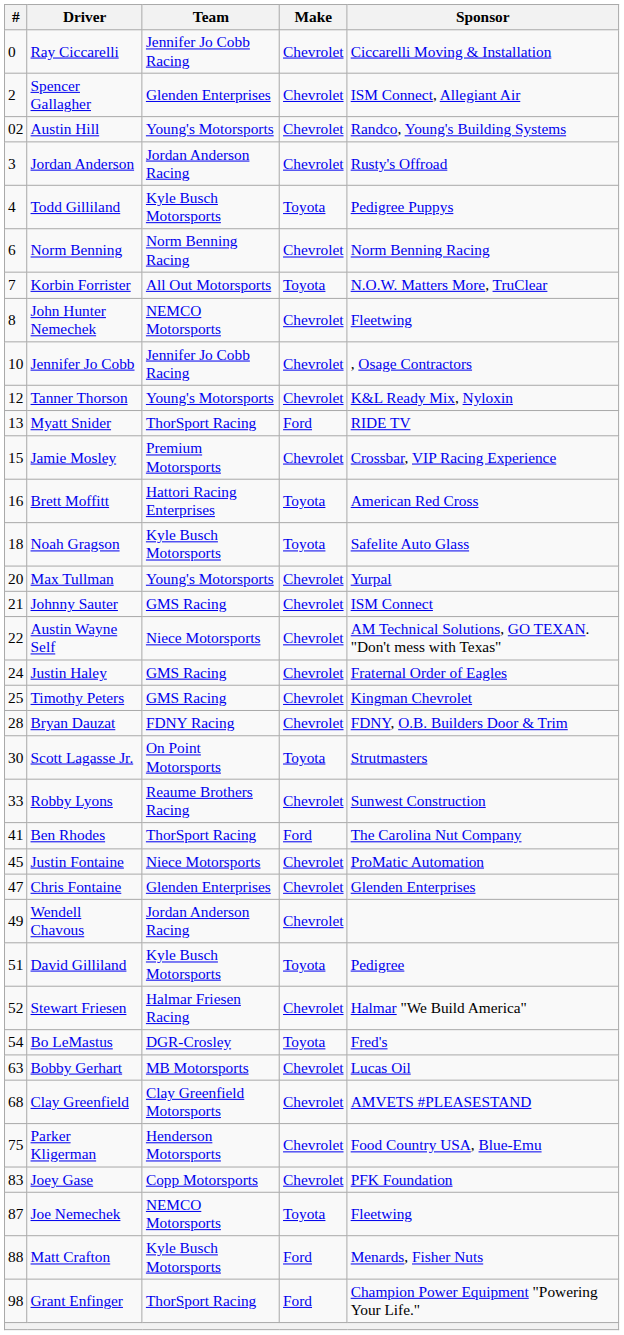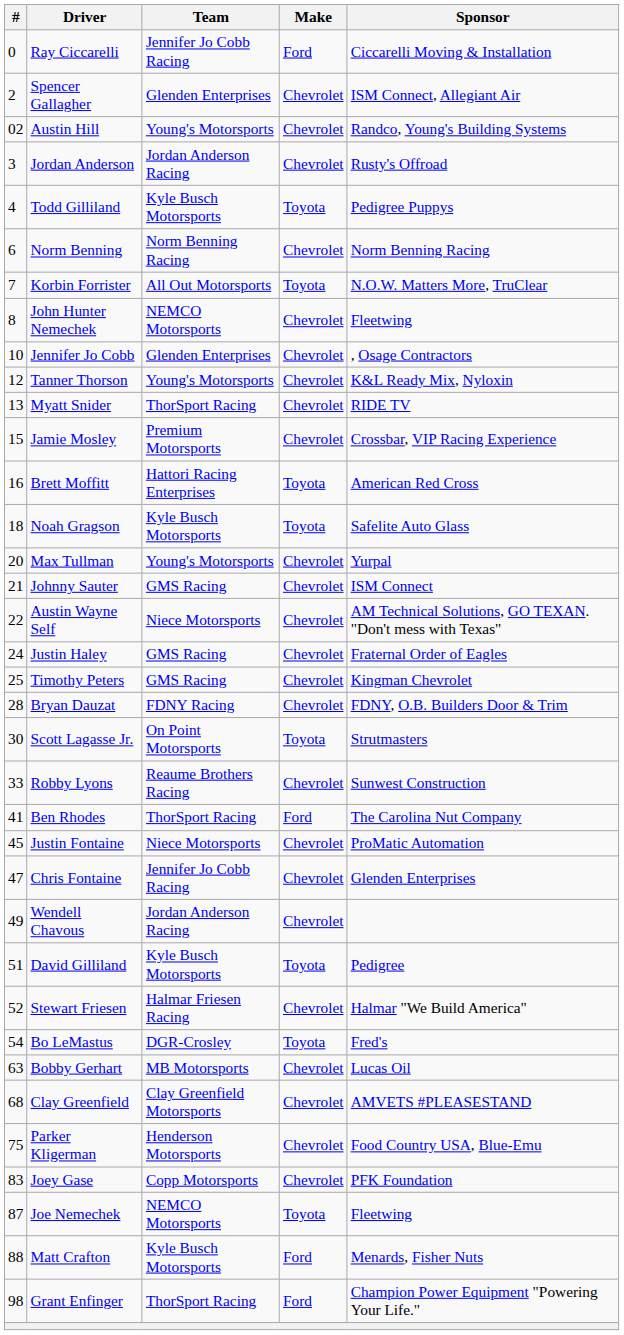(313, 51) Chevrolet -> (298, 51) Ford
(198, 363) Jennifer Jo Cobb Racing -> (208, 354) Glenden Enterprises
(298, 423) Ford -> (313, 404) Chevrolet
(208, 886) Glenden Enterprises -> (198, 877) Jennifer Jo Cobb Racing
